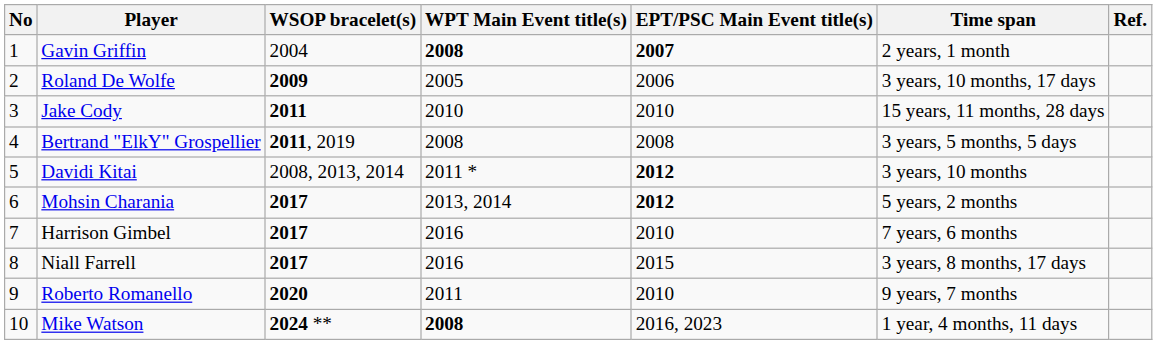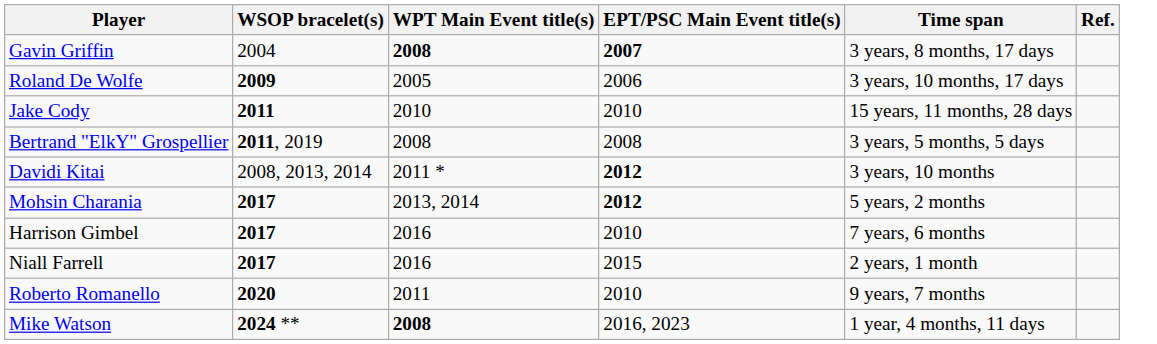- column: (21, 19)
(946, 50) 2 years, 1 month -> (952, 50) 3 years, 8 months, 17 days
(984, 263) 3 years, 8 months, 17 days -> (914, 263) 2 years, 1 month
